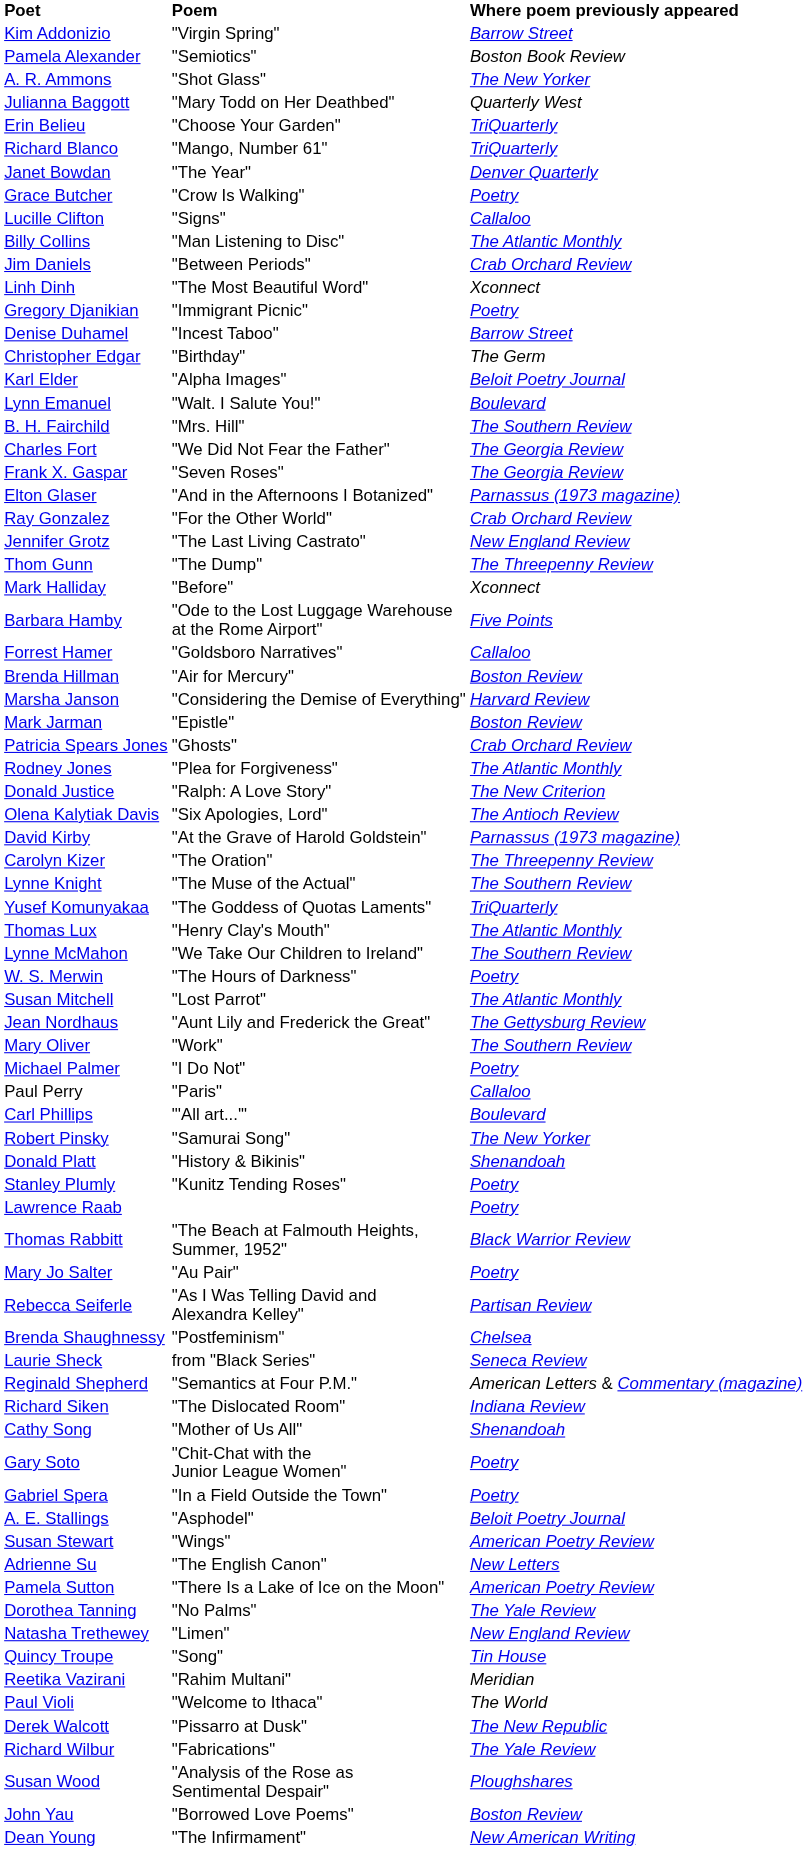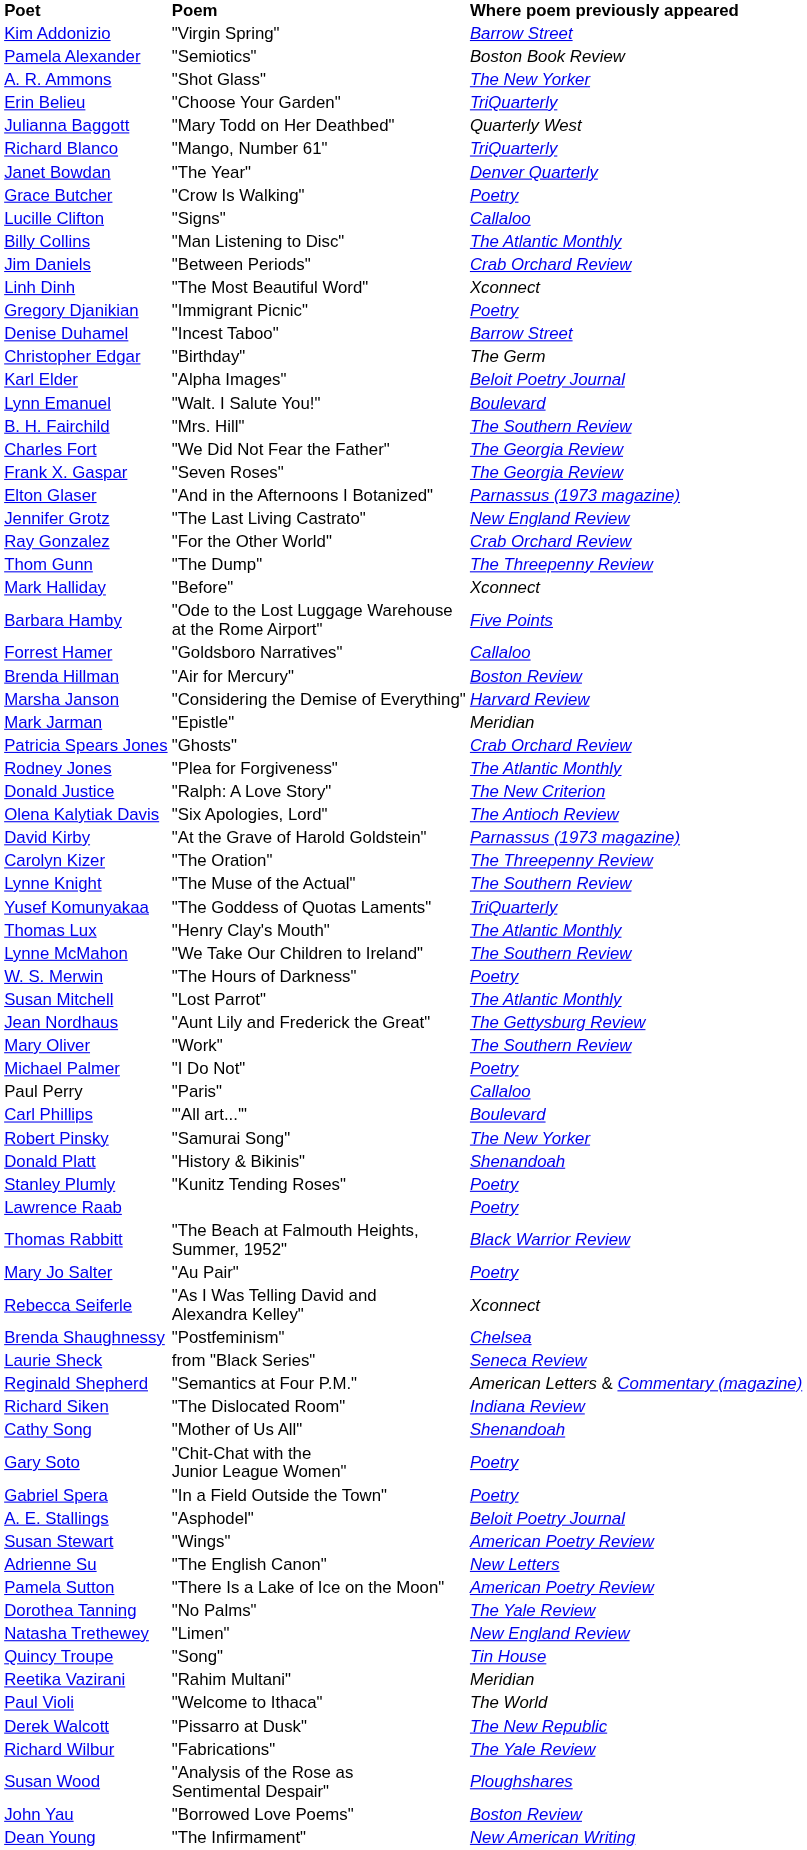rows swapped: (67, 102) <-> (45, 126)
rows swapped: (57, 518) <-> (57, 541)
(526, 722) Boston Review -> (502, 722) Meridian
(531, 1305) Partisan Review -> (505, 1305) Xconnect
